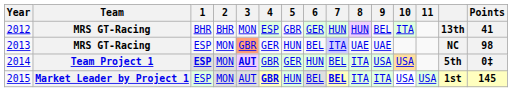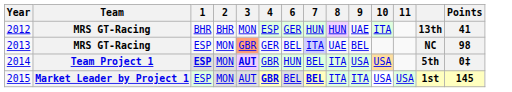- column: (292, 12)
(382, 29) BEL -> (360, 29) UAE
(382, 45) UAE -> (360, 45) BEL
